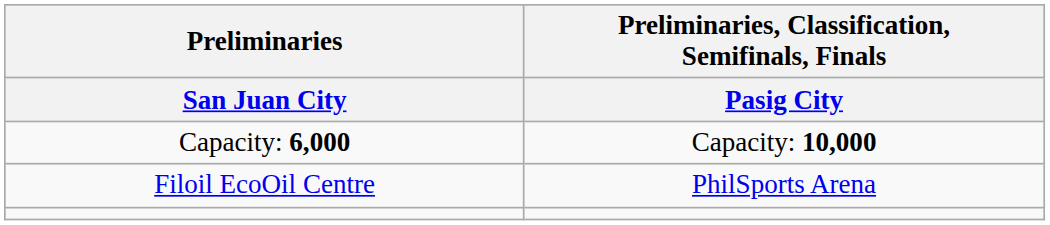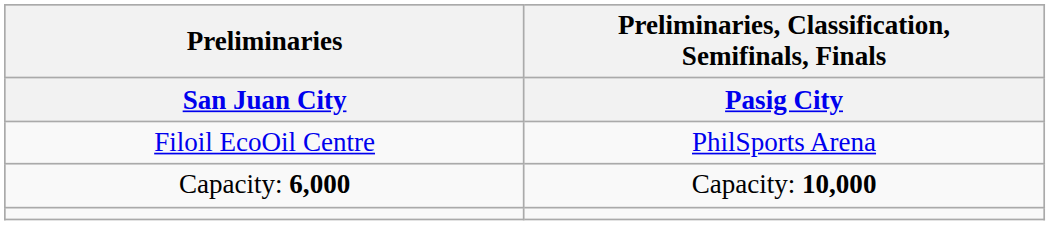rows swapped: (265, 185) <-> (265, 142)
